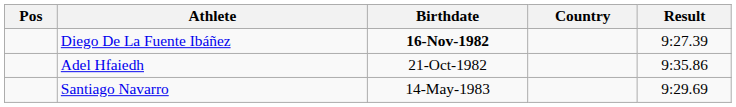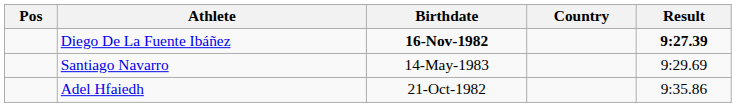(685, 41) normal -> (684, 41) bold
rows swapped: (115, 89) <-> (102, 65)
